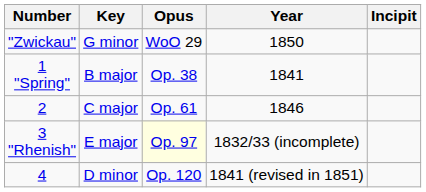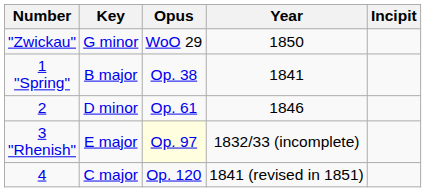(111, 108) C major -> (111, 108) D minor
(111, 174) D minor -> (111, 174) C major
